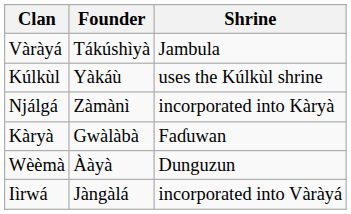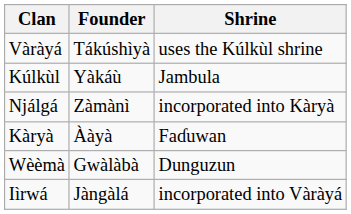(189, 48) Jambula -> (241, 48) uses the Kúlkùl shrine
(241, 77) uses the Kúlkùl shrine -> (189, 77) Jambula
(106, 135) Gwàlàbà -> (93, 135) Ààyà
(93, 164) Ààyà -> (106, 164) Gwàlàbà
